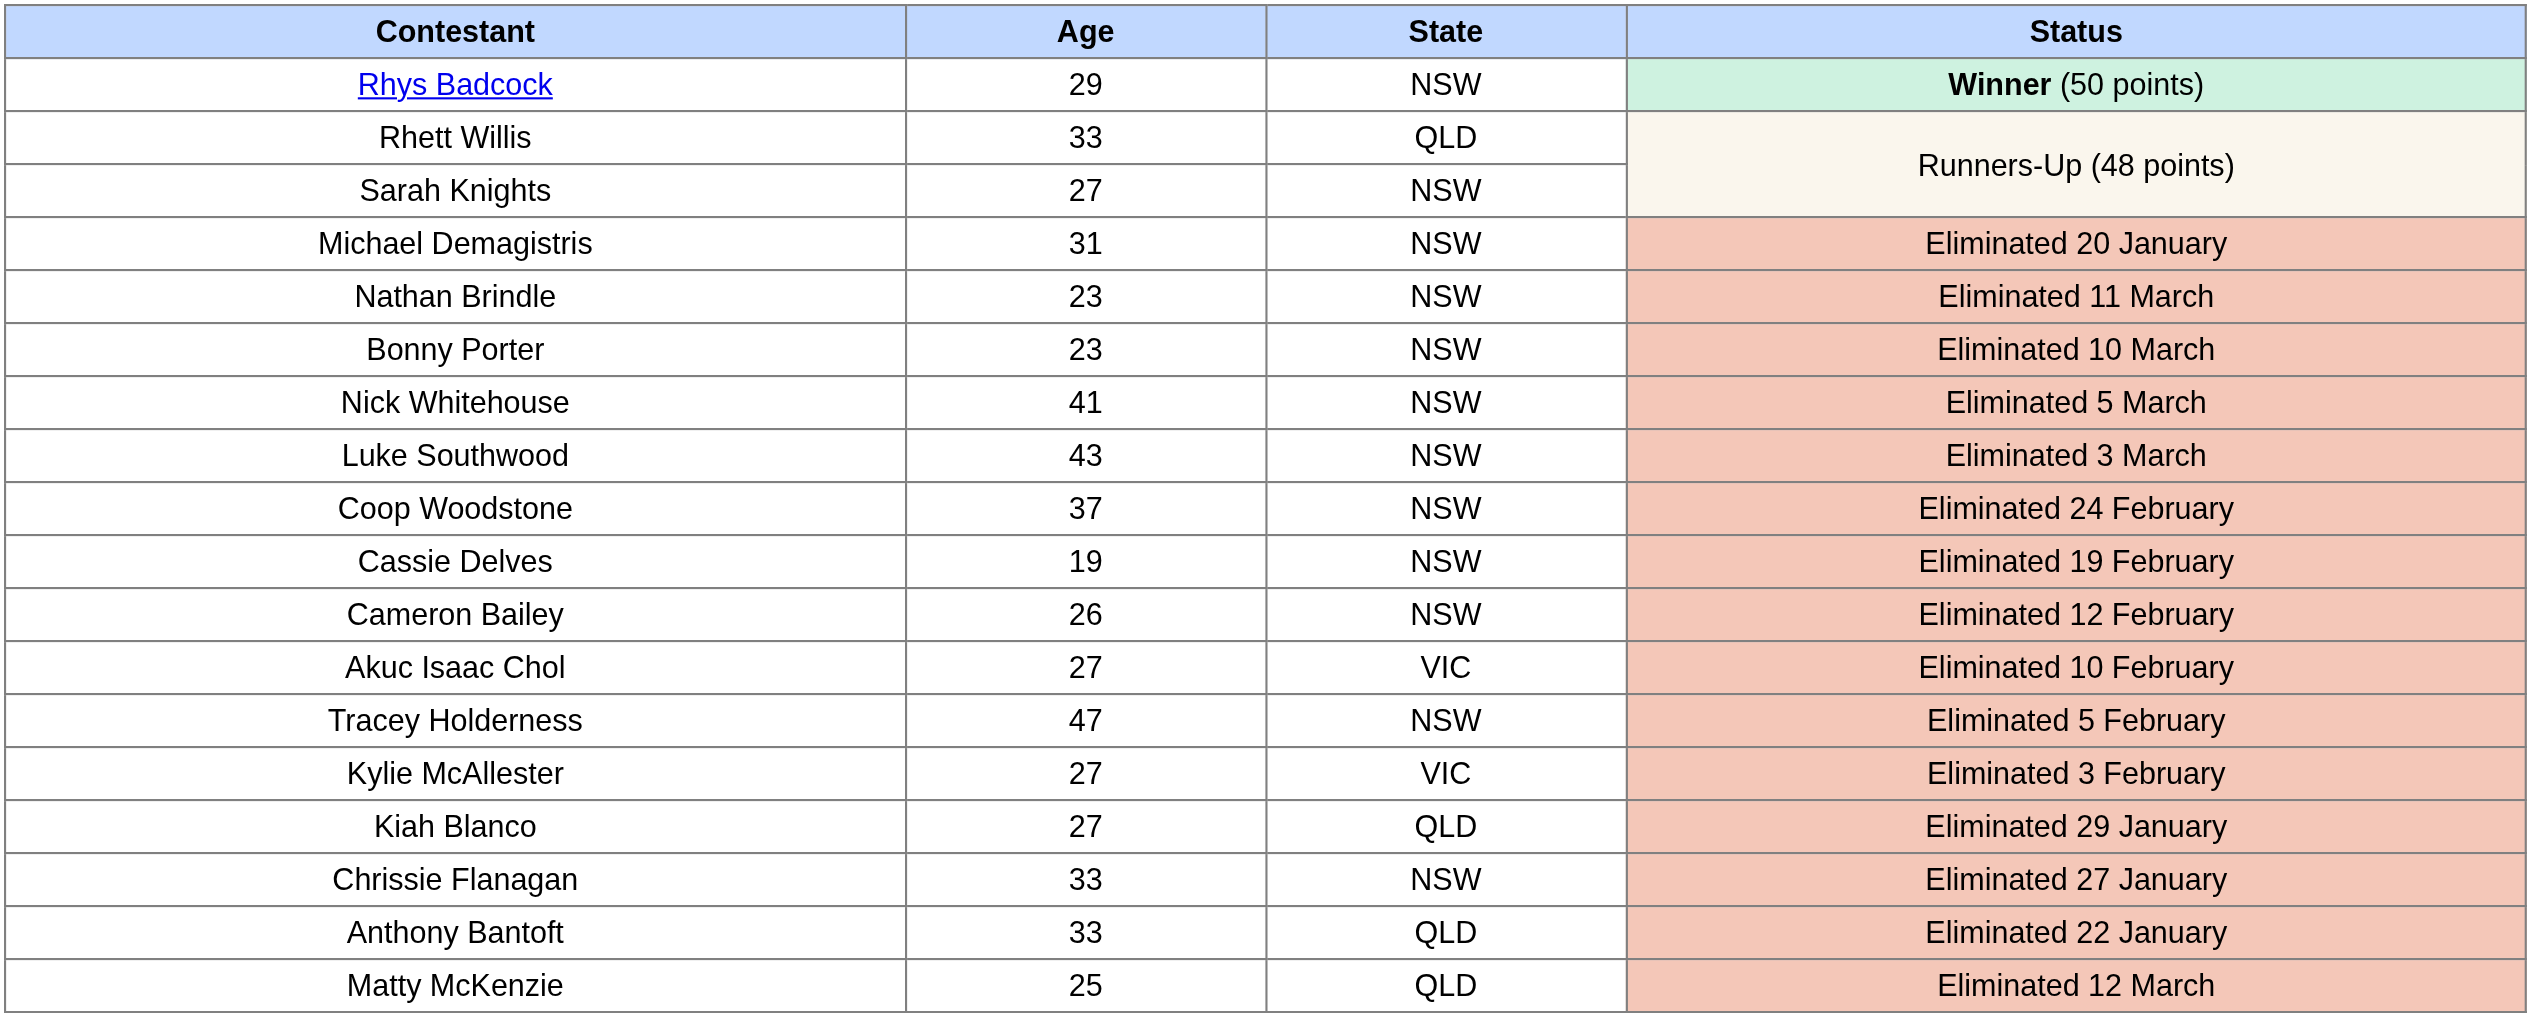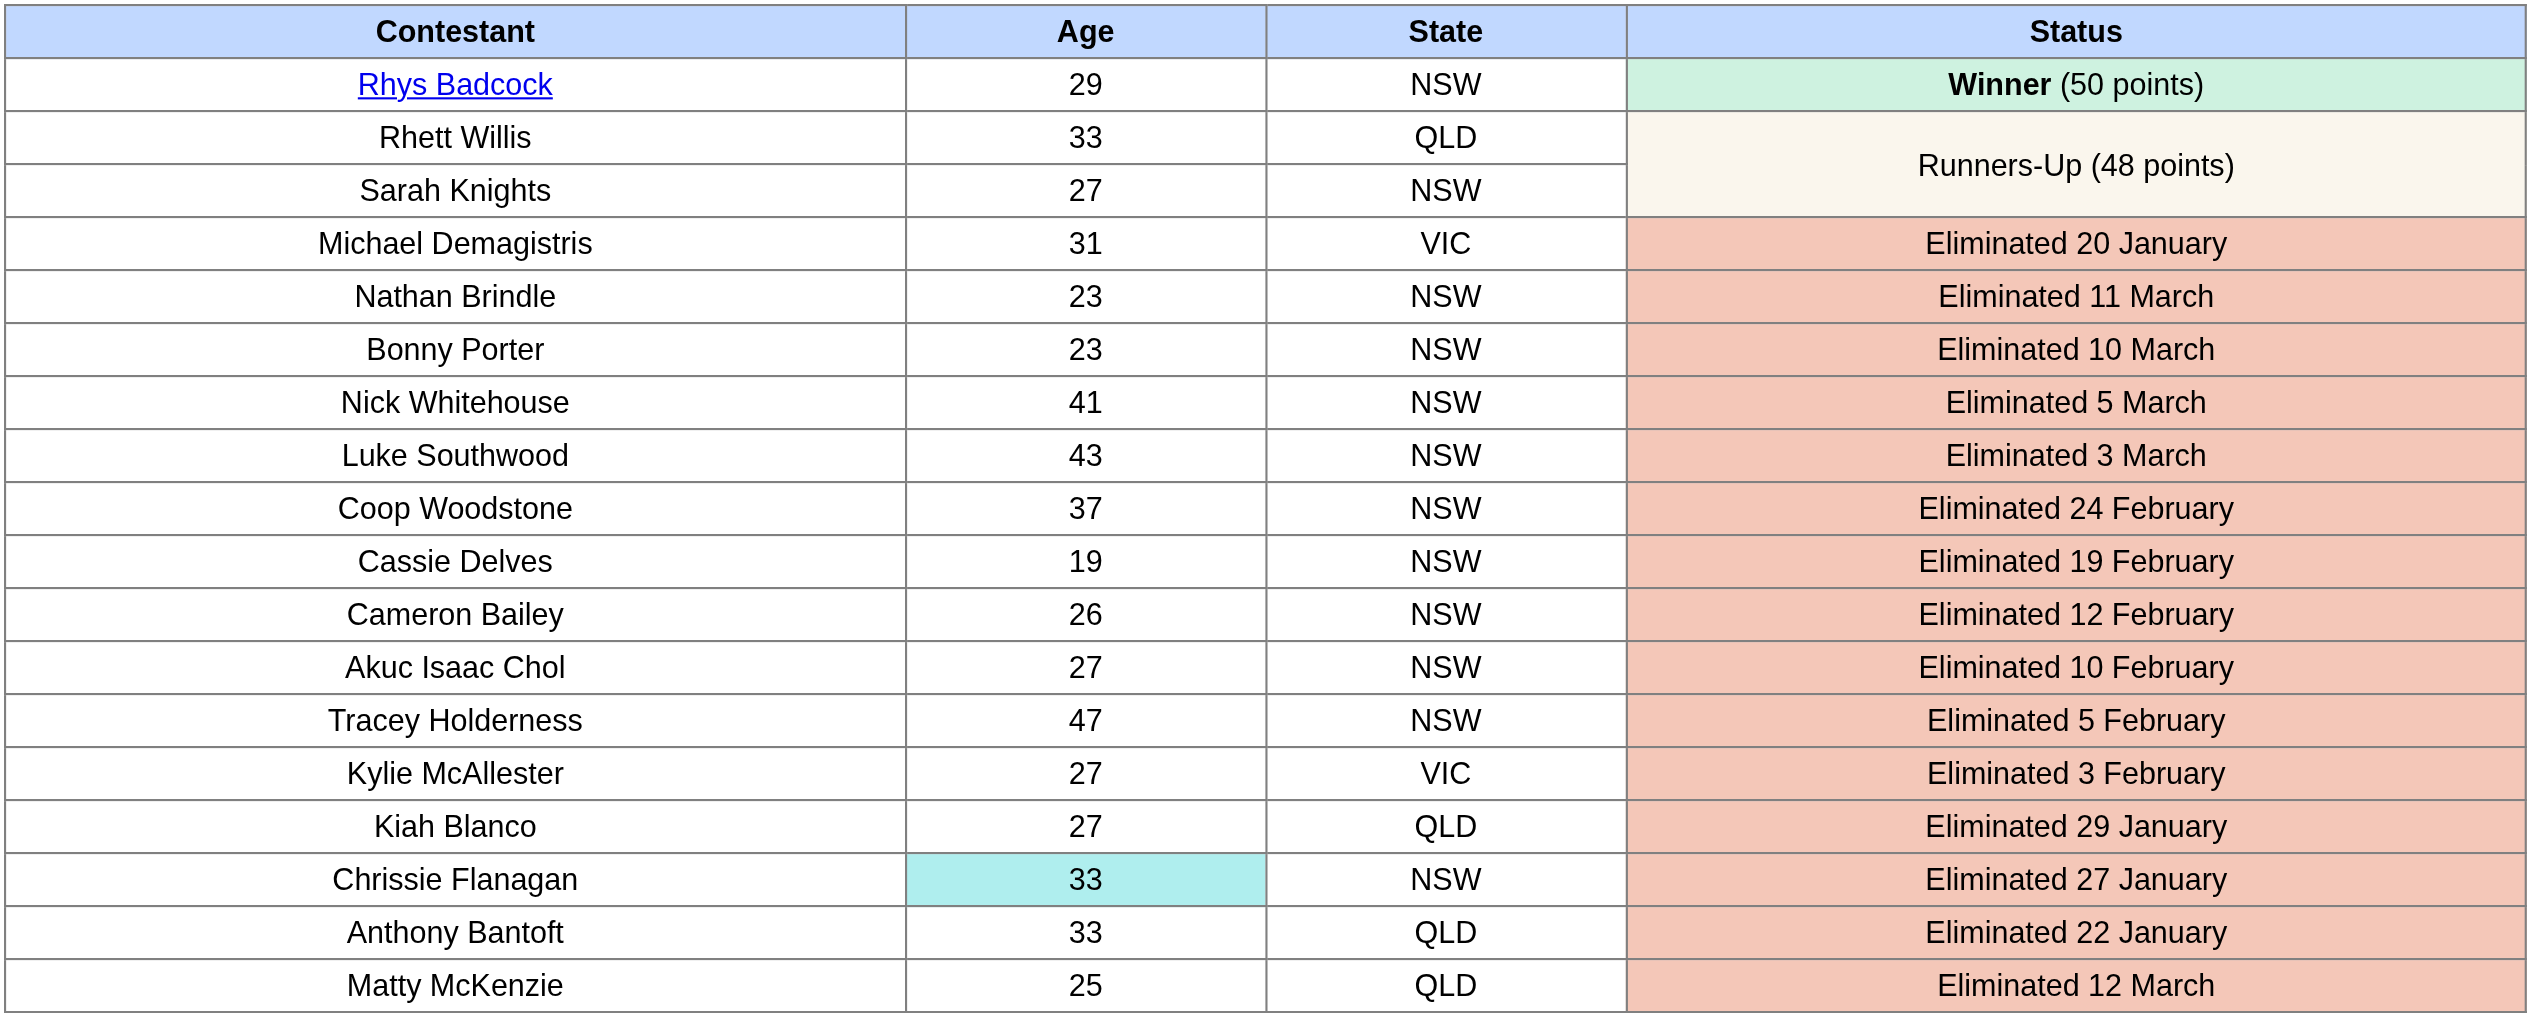(1446, 244) NSW -> (1446, 244) VIC
(1446, 668) VIC -> (1446, 668) NSW
(1086, 880) no background -> (1086, 880) paleturquoise background
